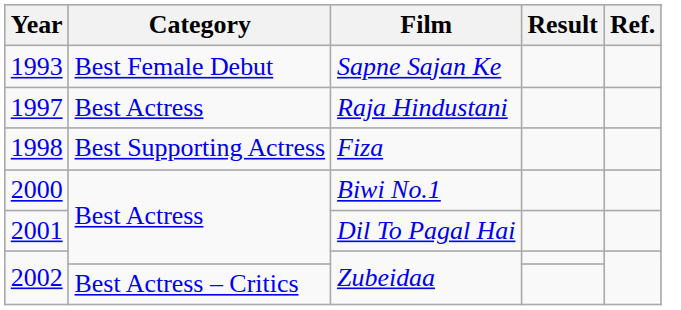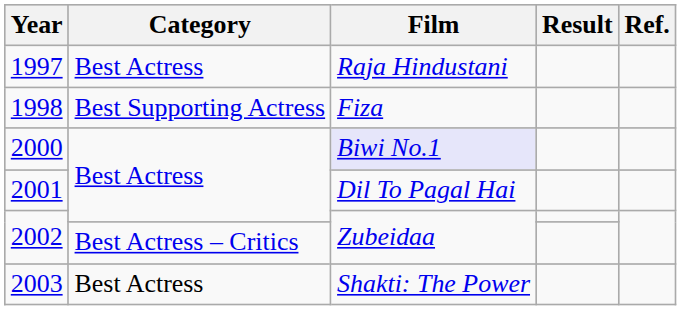- row: (37, 66)
(389, 189) no background -> (389, 148) lavender background
+ row: (37, 283)
